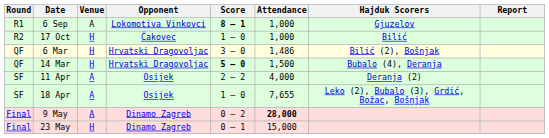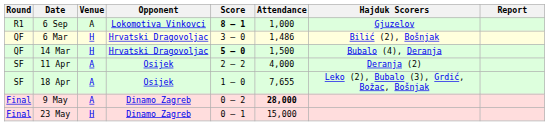- row: (55, 38)
